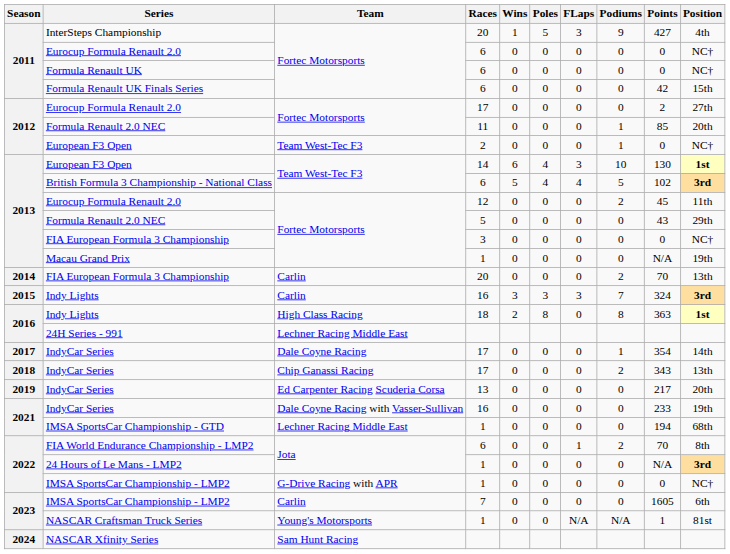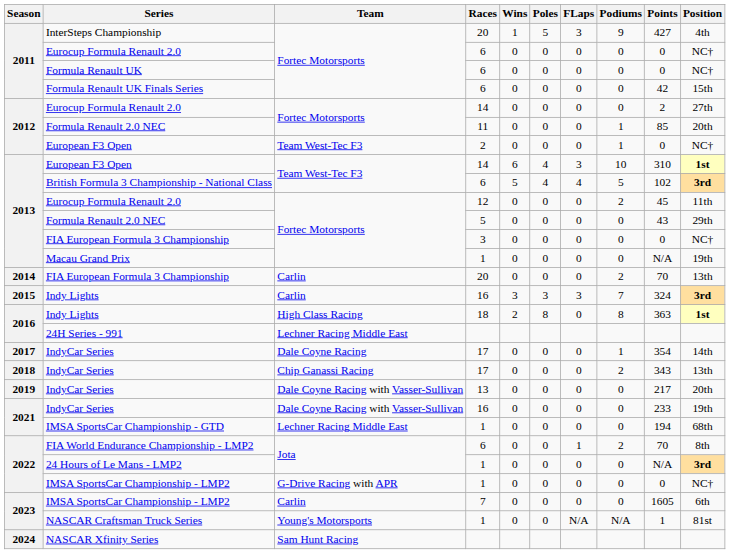(483, 108) 17 -> (483, 108) 14
(662, 164) 130 -> (662, 164) 310
(361, 389) Ed Carpenter Racing Scuderia Corsa -> (370, 389) Dale Coyne Racing with Vasser-Sullivan
